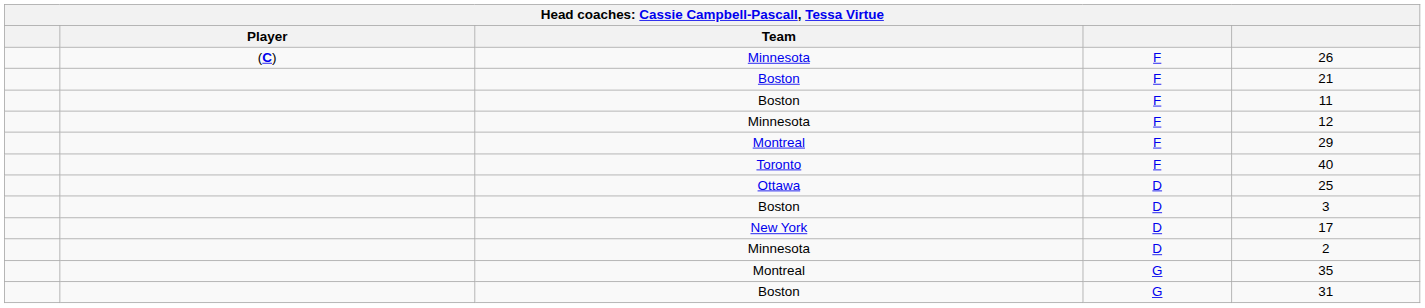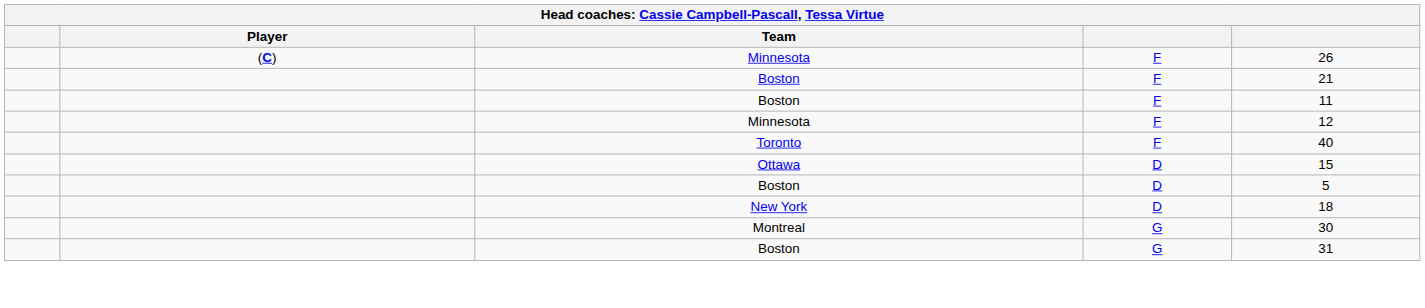- row: (779, 143)
(1326, 185) 25 -> (1326, 164) 15
(1326, 206) 3 -> (1326, 185) 5
(1326, 228) 17 -> (1326, 206) 18
- row: (779, 249)
(1326, 270) 35 -> (1326, 228) 30
